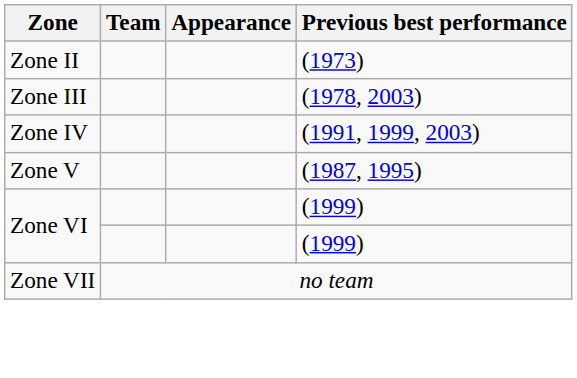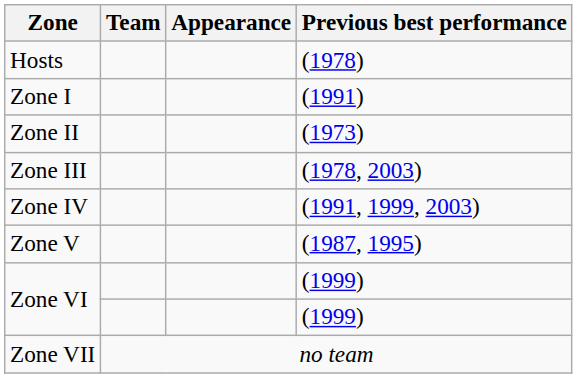+ row: (37, 59)
+ row: (41, 96)
